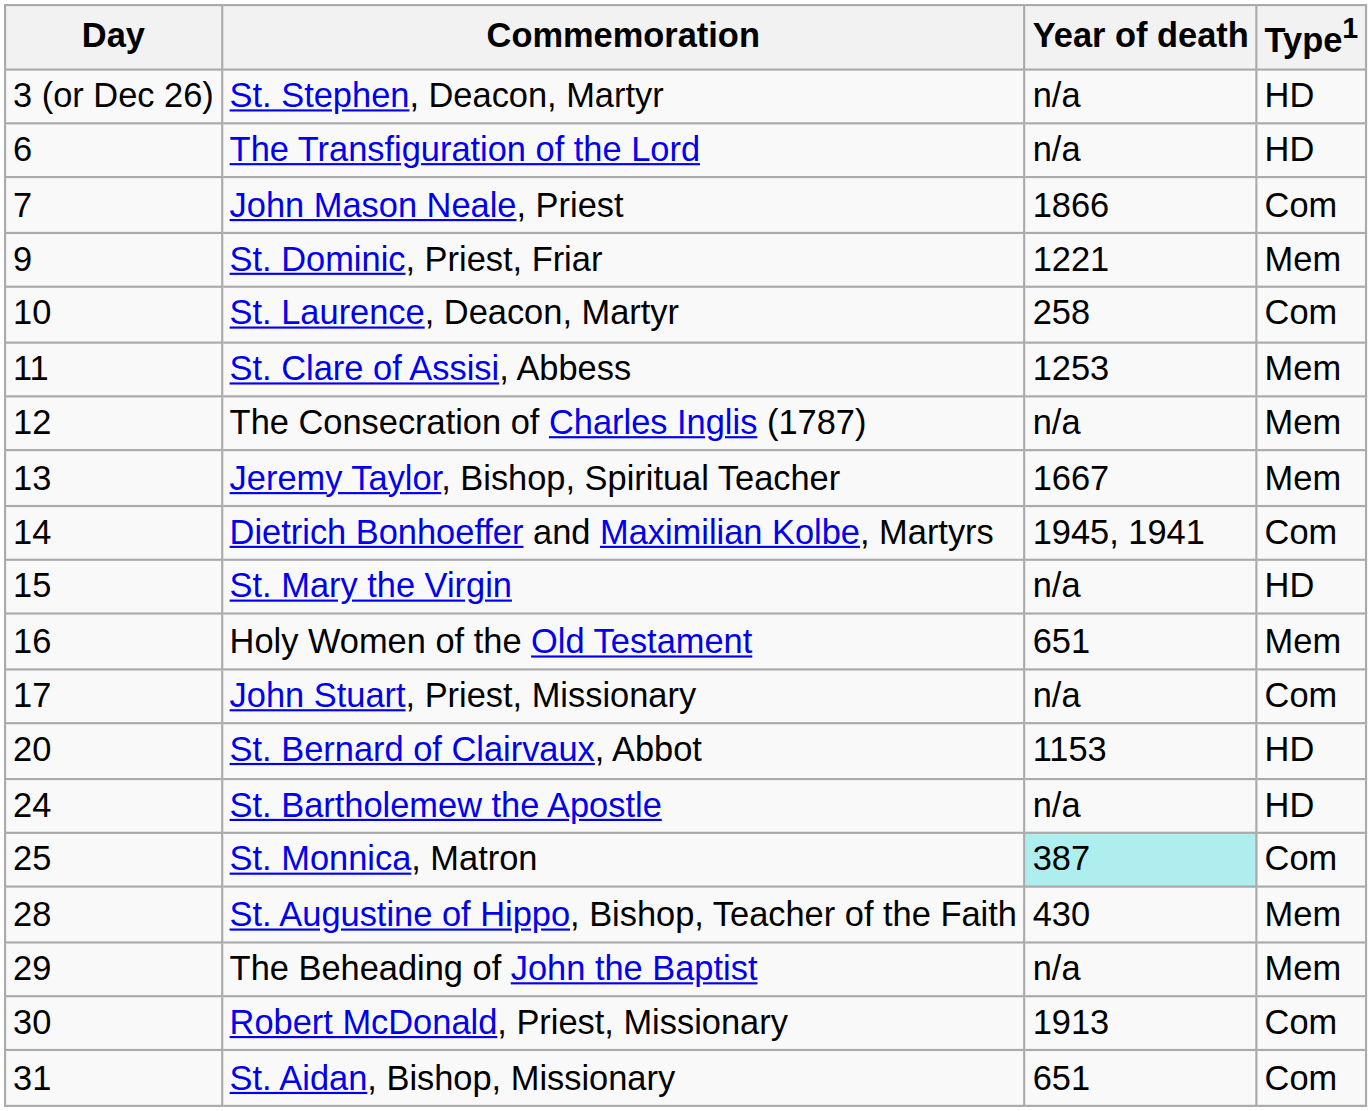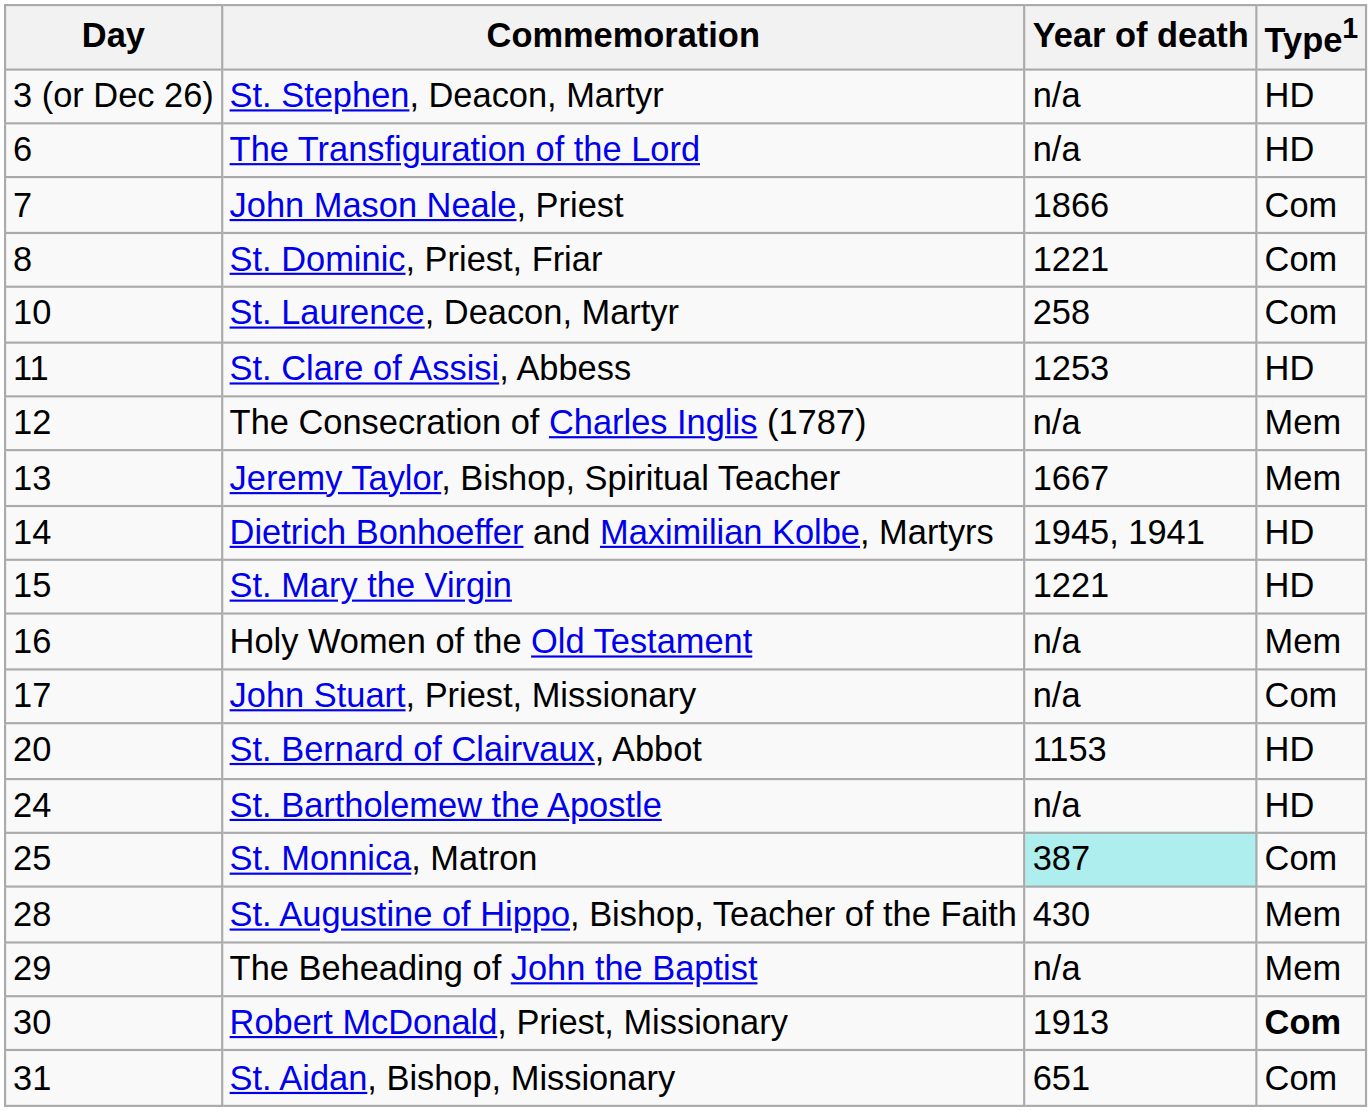(23, 259) 9 -> (23, 259) 8
(1303, 259) Mem -> (1301, 259) Com
(1303, 368) Mem -> (1289, 368) HD
(1301, 532) Com -> (1289, 532) HD
(1057, 586) n/a -> (1071, 586) 1221
(1061, 641) 651 -> (1057, 641) n/a
(1301, 1023) normal -> (1303, 1023) bold
